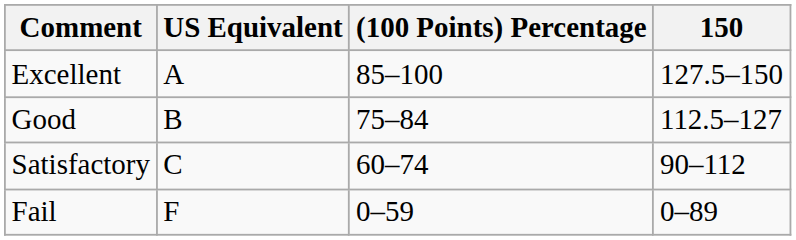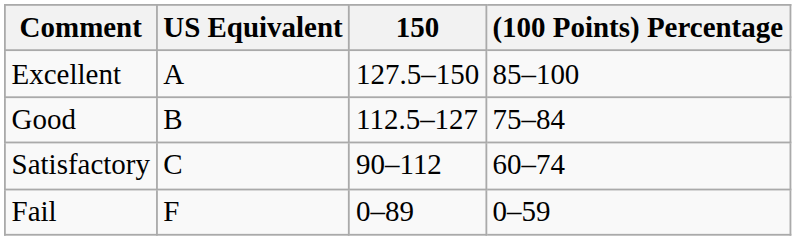columns swapped: (501, 27) <-> (722, 27)
